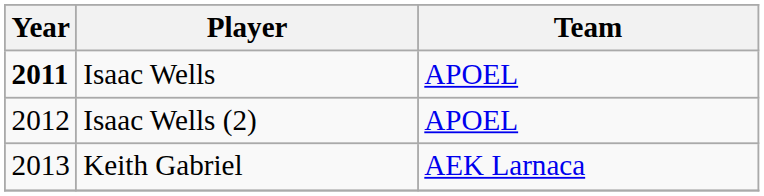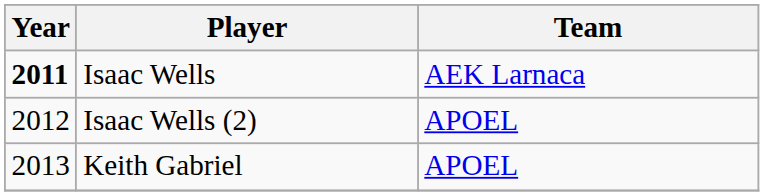(471, 73) APOEL -> (505, 73) AEK Larnaca
(505, 166) AEK Larnaca -> (471, 166) APOEL
